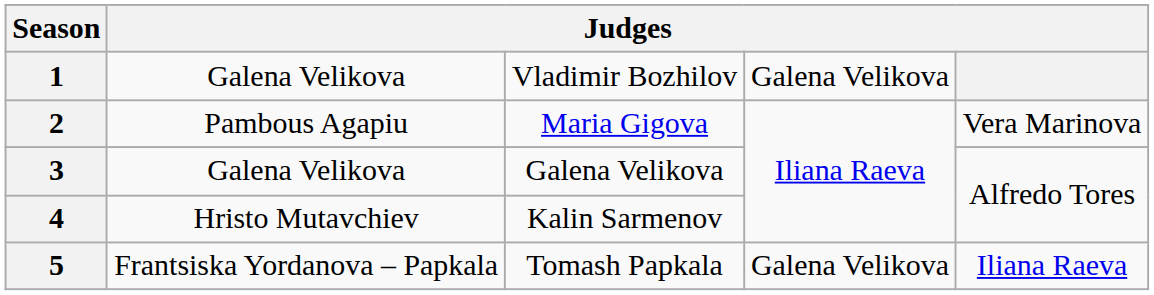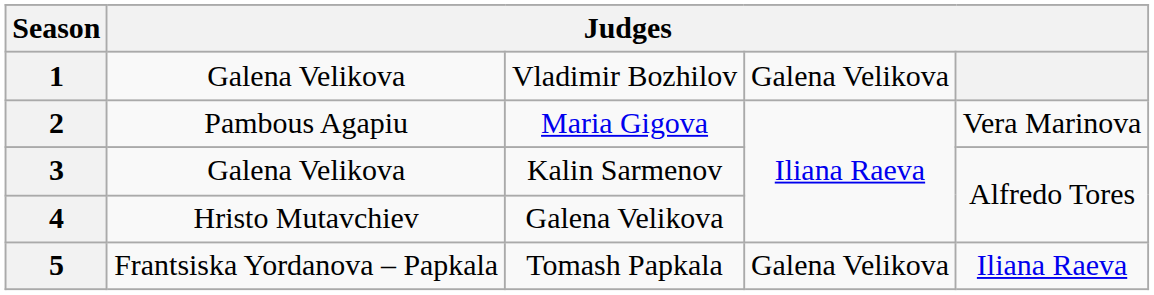(625, 170) Galena Velikova -> (625, 170) Kalin Sarmenov
(625, 218) Kalin Sarmenov -> (625, 218) Galena Velikova
